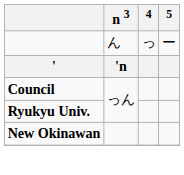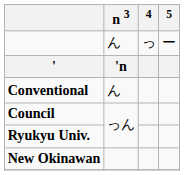+ row: (48, 90)
